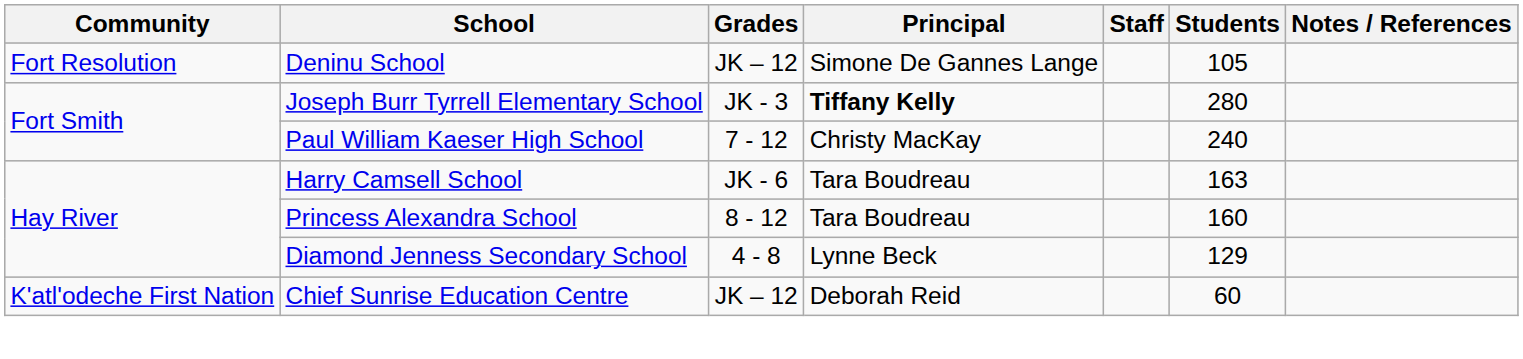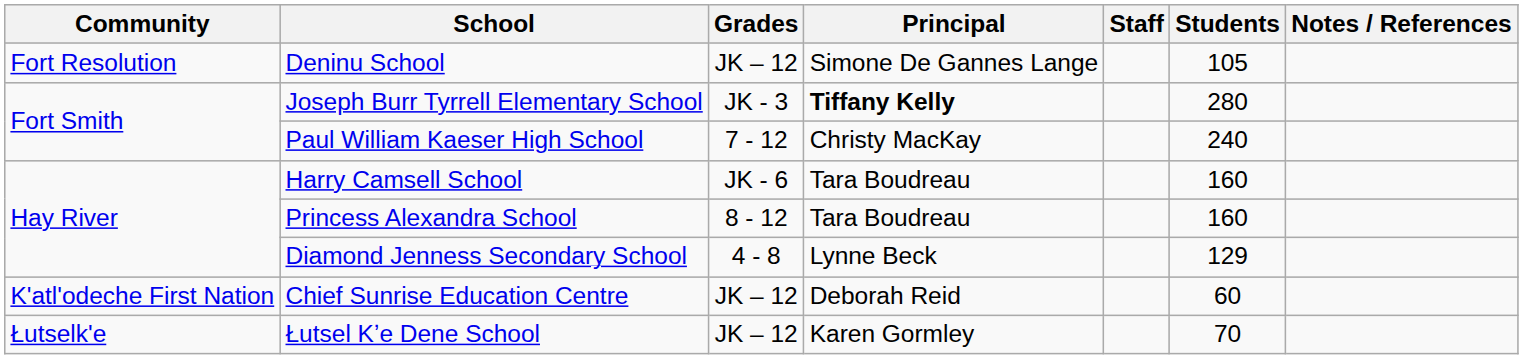(1228, 179) 163 -> (1228, 179) 160
+ row: (413, 334)
